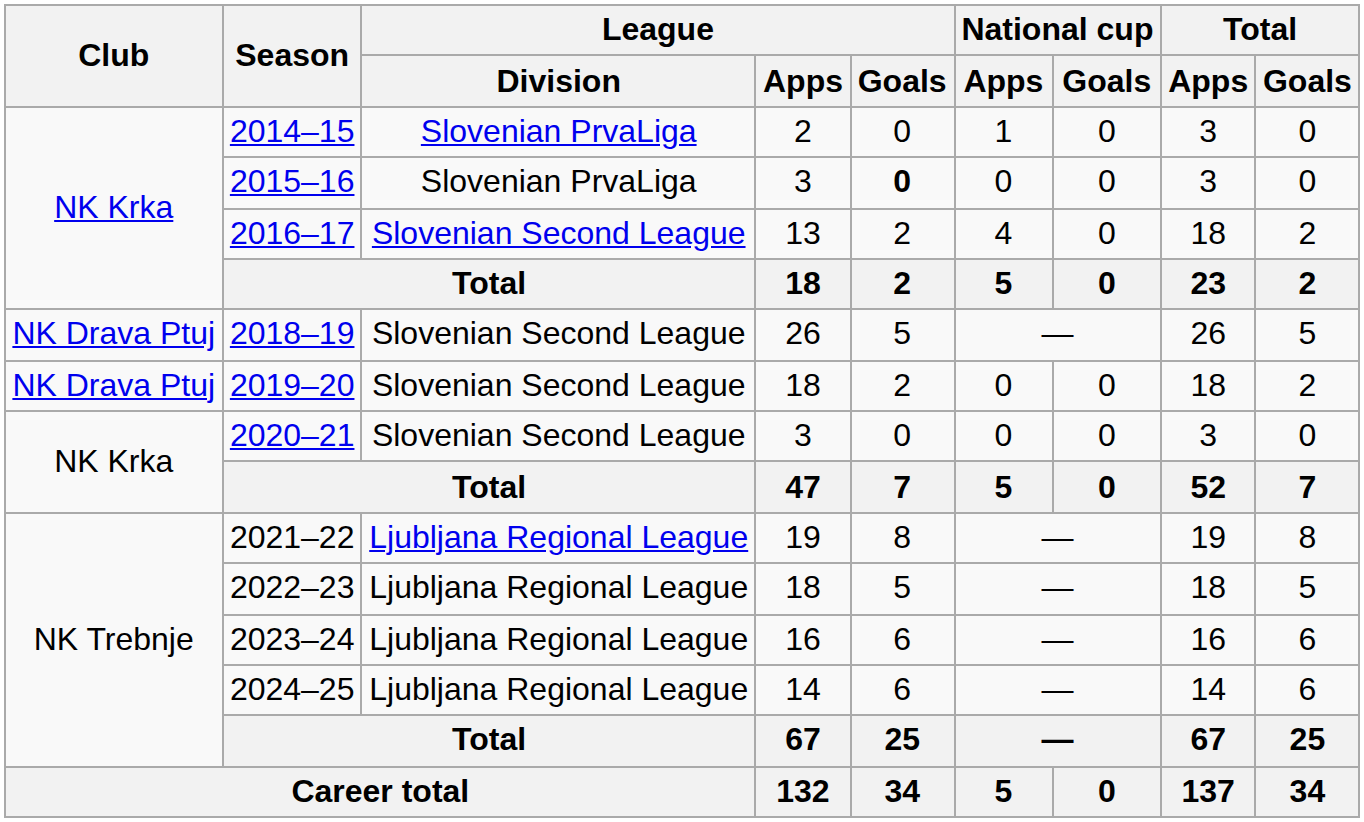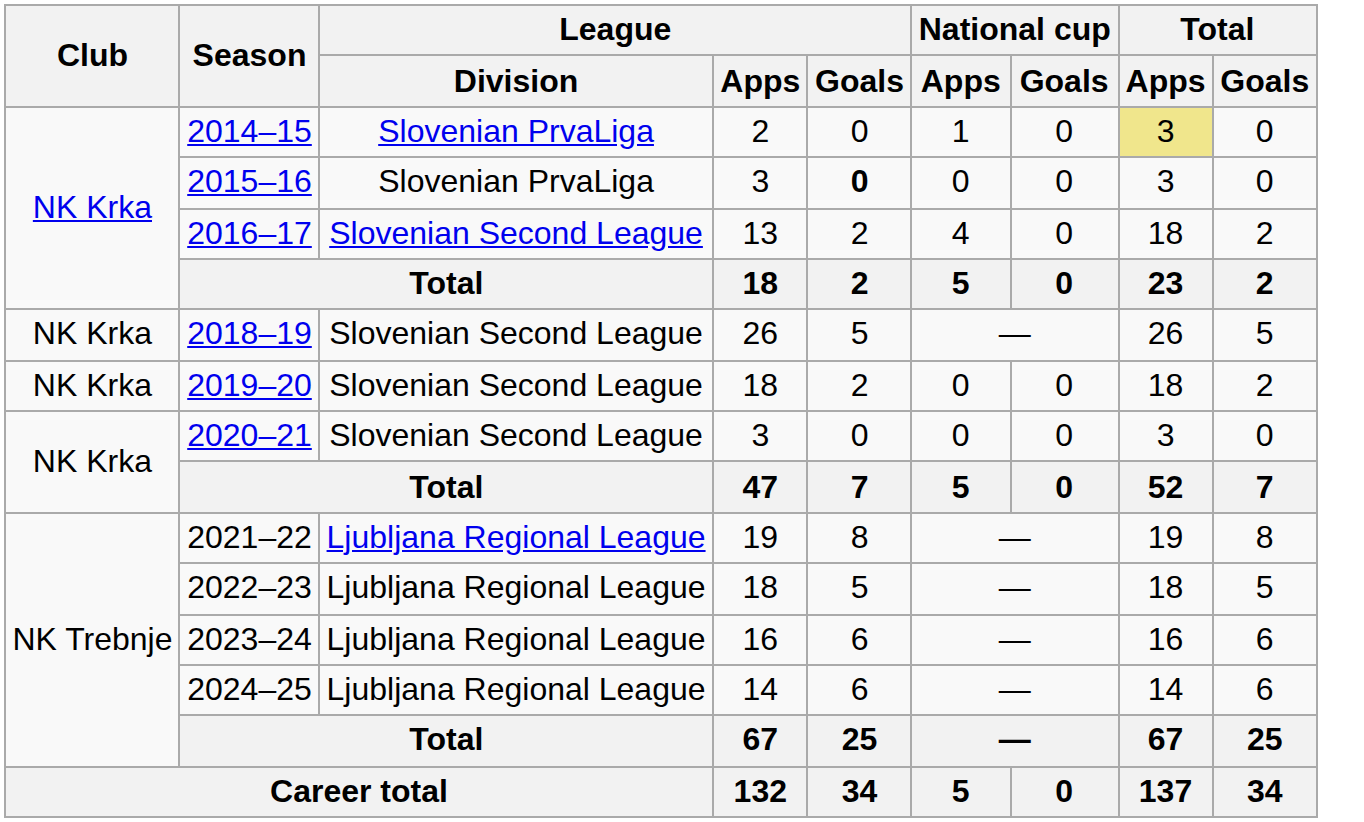(1208, 131) no background -> (1166, 131) khaki background
(114, 334) NK Drava Ptuj -> (92, 334) NK Krka
(114, 385) NK Drava Ptuj -> (92, 385) NK Krka
